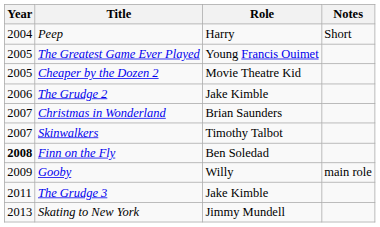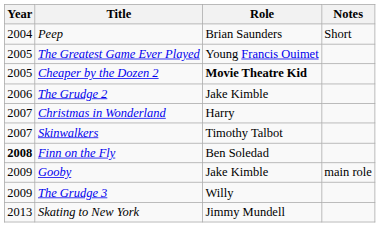(220, 34) Harry -> (244, 34) Brian Saunders
(253, 73) normal -> (256, 73) bold
(244, 113) Brian Saunders -> (220, 113) Harry
(219, 172) Willy -> (237, 172) Jake Kimble
(20, 192) 2011 -> (20, 192) 2009
(237, 192) Jake Kimble -> (219, 192) Willy
